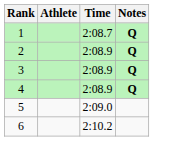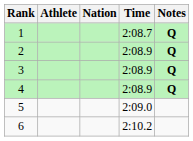+ column: (100, 13)
